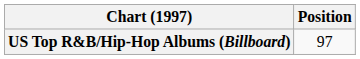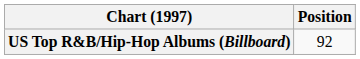(325, 41) 97 -> (325, 41) 92
